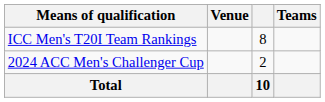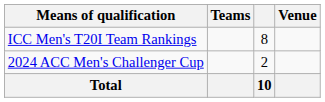columns swapped: (230, 16) <-> (297, 16)
